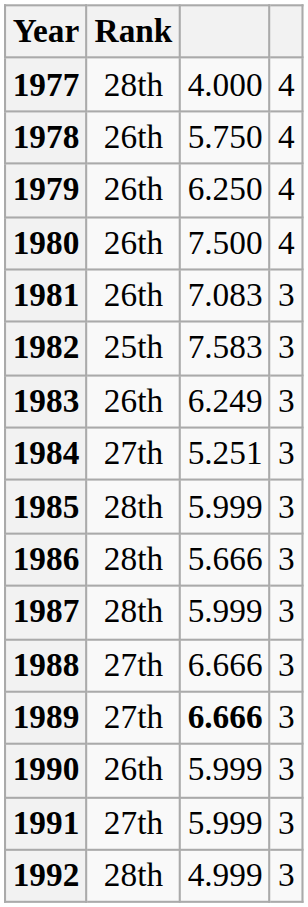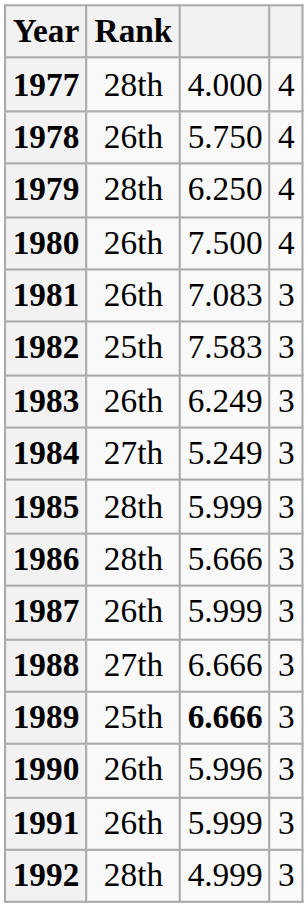(133, 189) 26th -> (133, 189) 28th
(225, 453) 5.251 -> (225, 453) 5.249
(133, 611) 28th -> (133, 611) 26th
(133, 717) 27th -> (133, 717) 25th
(225, 770) 5.999 -> (225, 770) 5.996
(133, 822) 27th -> (133, 822) 26th
